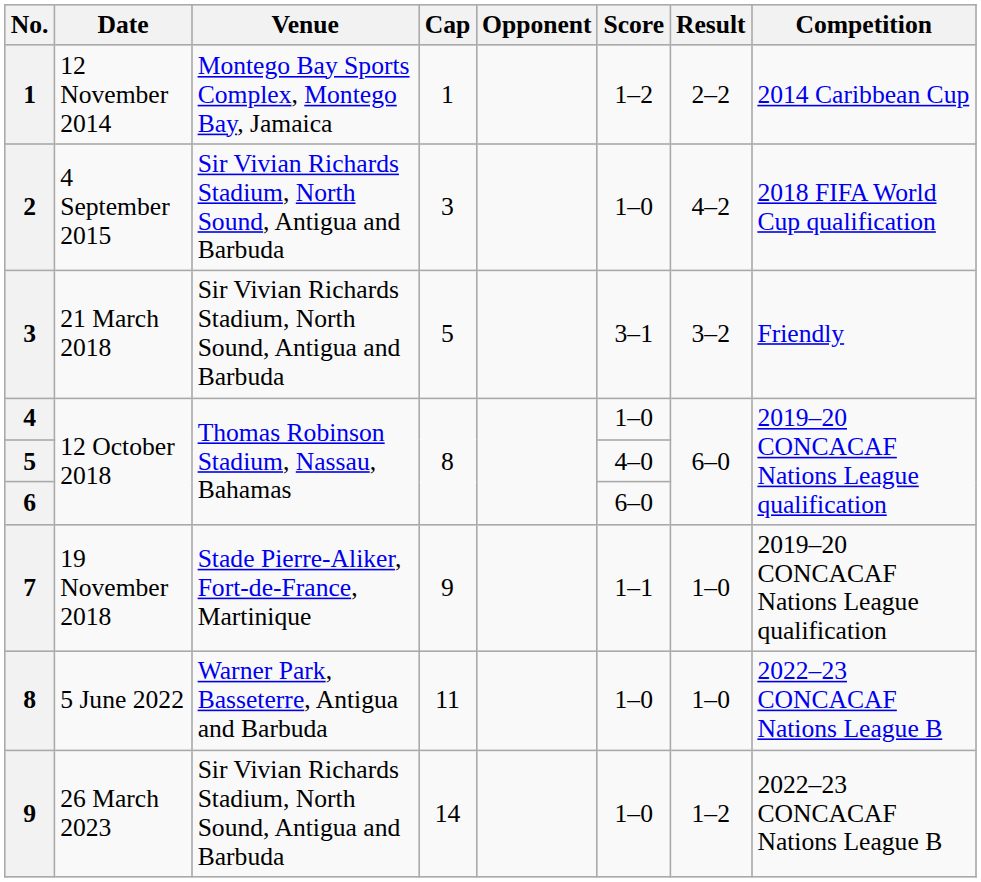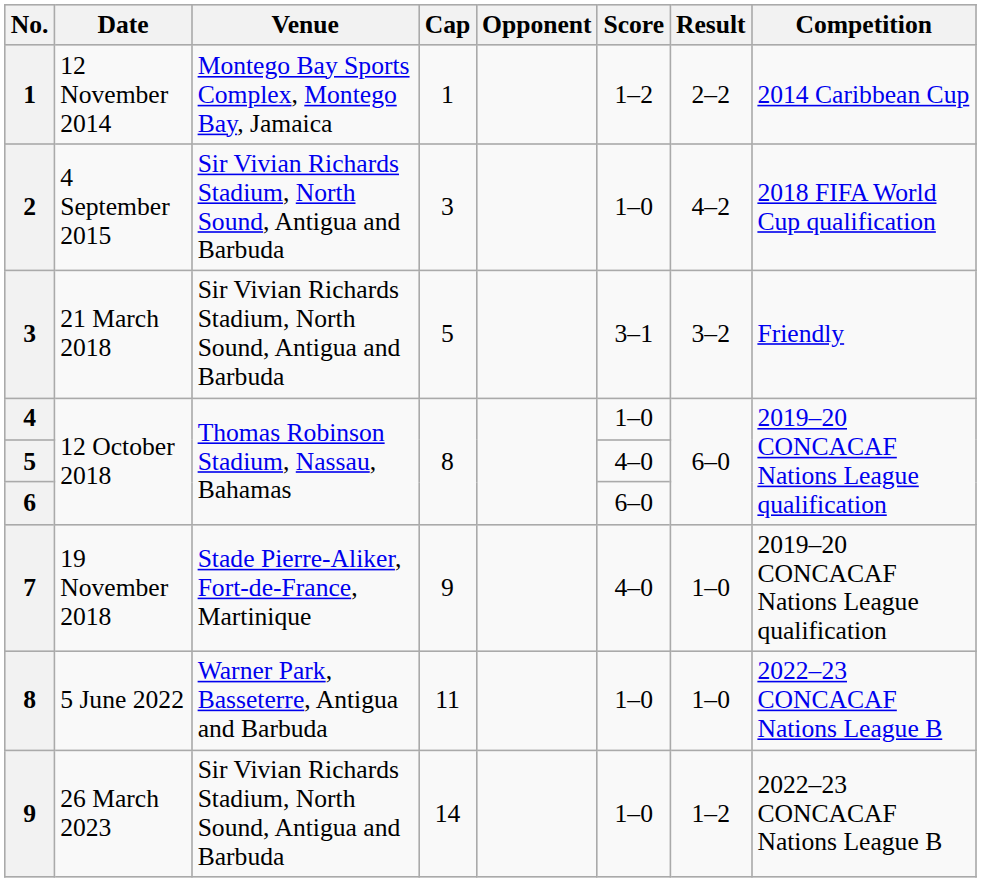(634, 587) 1–1 -> (634, 587) 4–0
